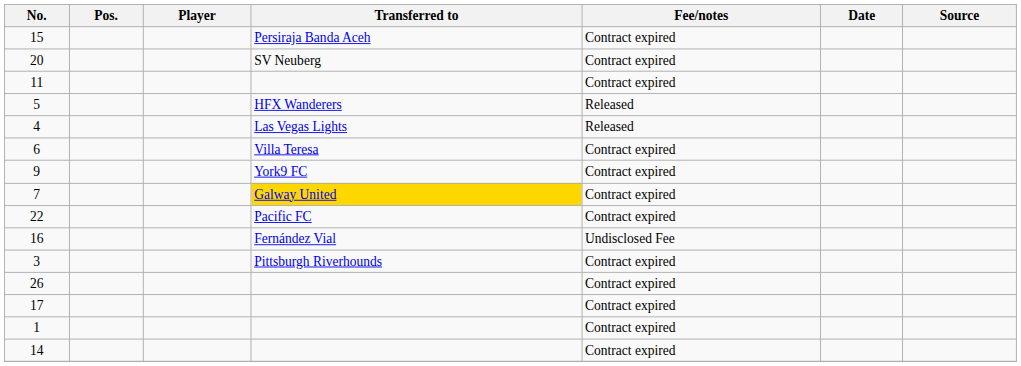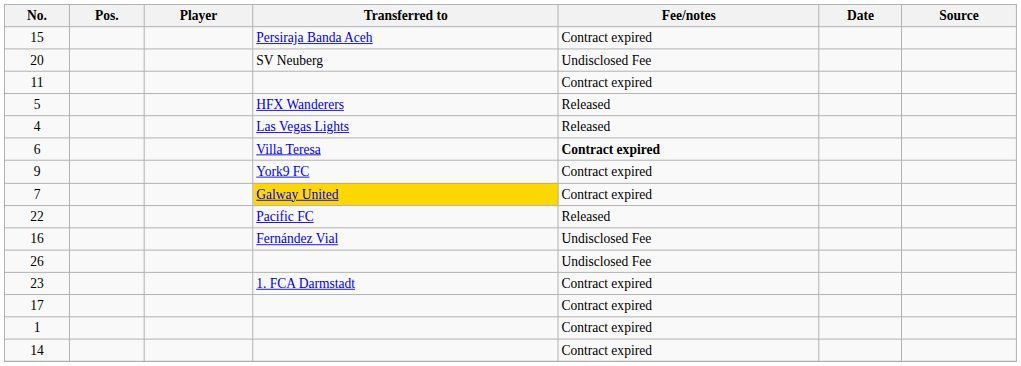(630, 60) Contract expired -> (606, 60) Undisclosed Fee
(630, 149) normal -> (611, 149) bold
(630, 216) Contract expired -> (586, 216) Released
- row: (37, 261)
(630, 283) Contract expired -> (606, 261) Undisclosed Fee
+ row: (37, 283)
